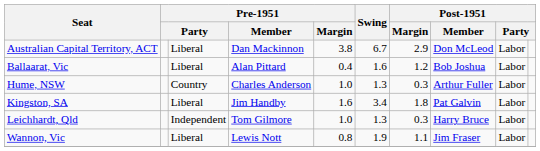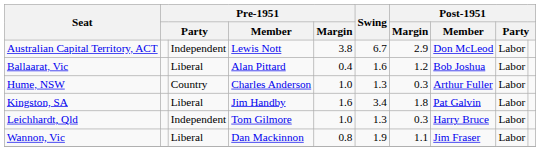(187, 48) Liberal -> (198, 48) Independent
(268, 48) Dan Mackinnon -> (256, 48) Lewis Nott
(256, 137) Lewis Nott -> (268, 137) Dan Mackinnon
